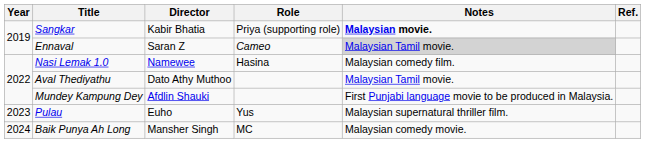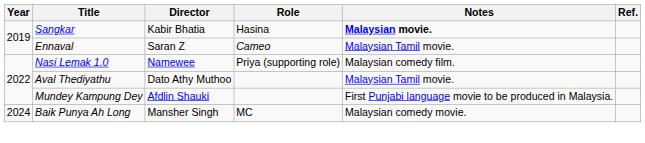(288, 29) Priya (supporting role) -> (253, 29) Hasina
(399, 46) lightgrey background -> (399, 46) no background
(253, 63) Hasina -> (288, 63) Priya (supporting role)
- row: (49, 113)
